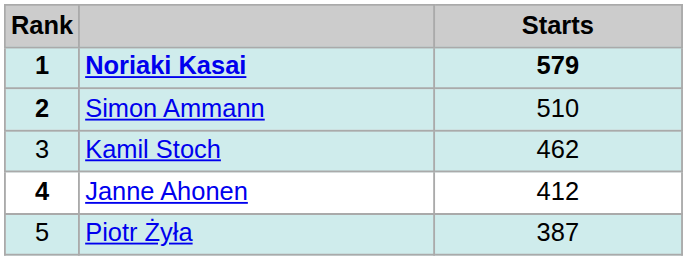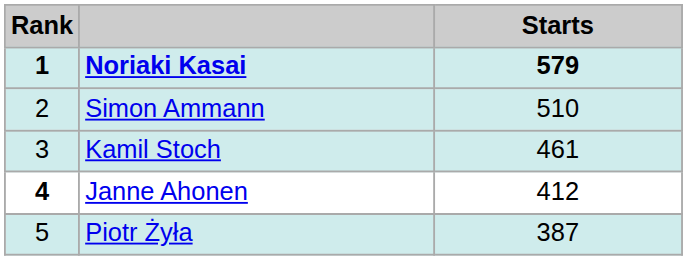(42, 108) bold -> (42, 108) normal
(558, 149) 462 -> (558, 149) 461
